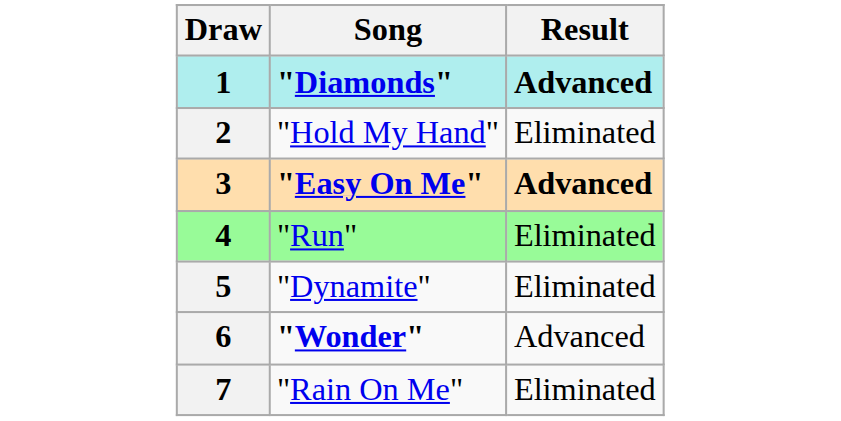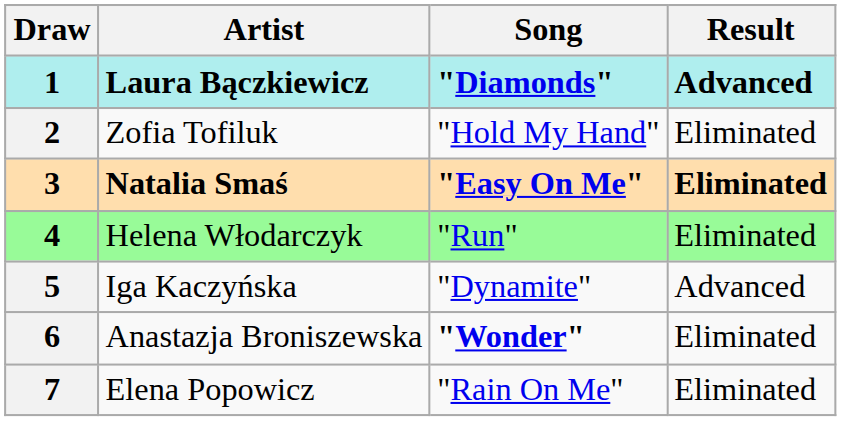+ column: (264, 30)
(583, 183) Advanced -> (751, 183) Eliminated
(585, 286) Eliminated -> (740, 286) Advanced
(579, 337) Advanced -> (745, 337) Eliminated
